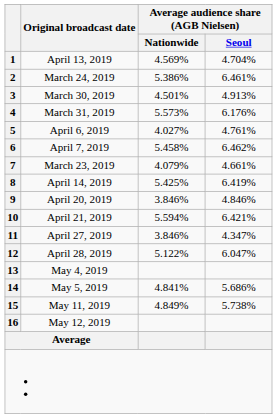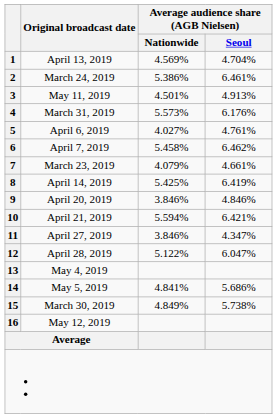(79, 95) March 30, 2019 -> (79, 95) May 11, 2019
(79, 305) May 11, 2019 -> (79, 305) March 30, 2019
